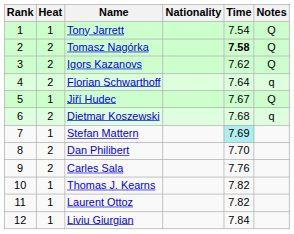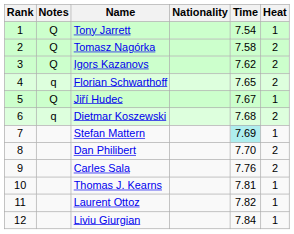columns swapped: (50, 13) <-> (272, 13)
(239, 47) bold -> (245, 47) normal
(239, 82) 7.64 -> (245, 82) 7.65
(239, 185) 7.82 -> (245, 185) 7.81
